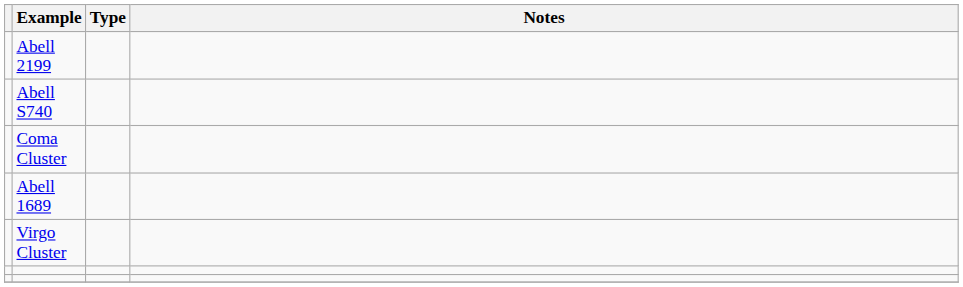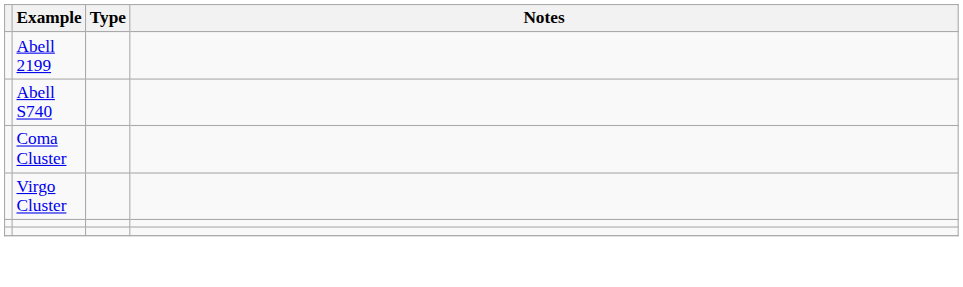- row: (9, 196)
